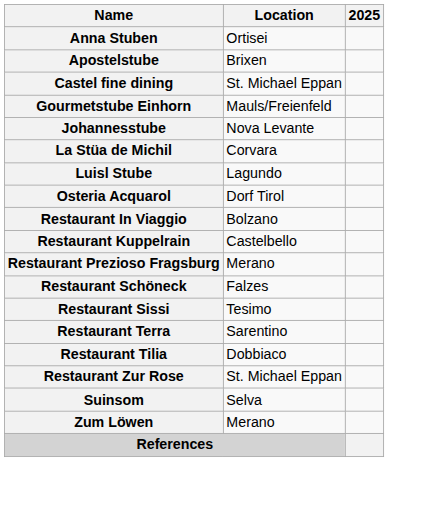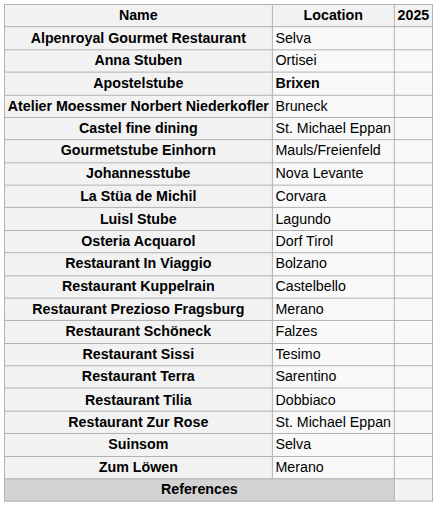+ row: (138, 38)
(247, 60) normal -> (298, 83) bold
+ row: (138, 106)
